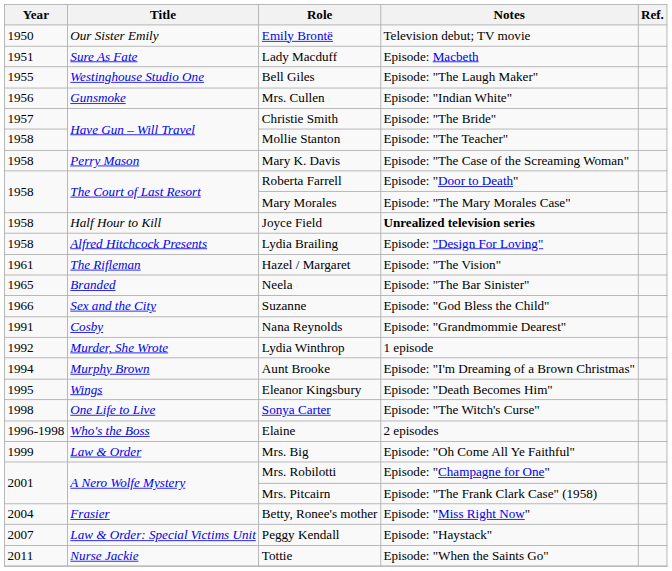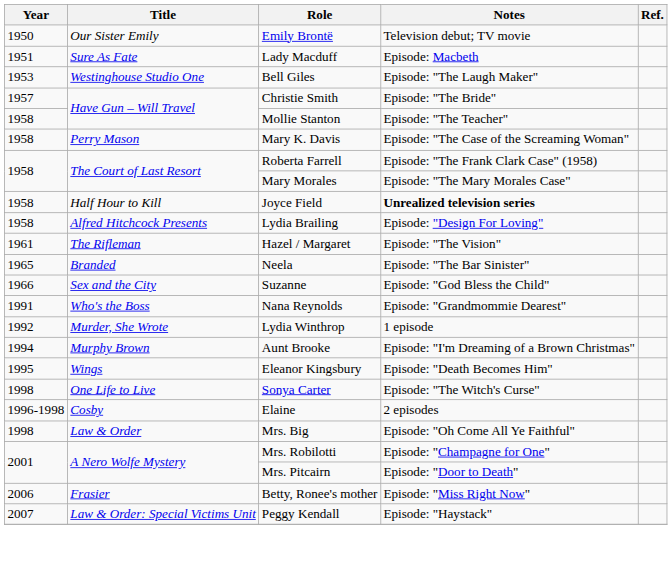(21, 77) 1955 -> (21, 77) 1953
- row: (293, 98)
(451, 181) Episode: "Door to Death" -> (490, 160) Episode: "The Frank Clark Case" (1958)
(87, 327) Cosby -> (110, 306) Who's the Boss
(110, 431) Who's the Boss -> (87, 410) Cosby
(21, 451) 1999 -> (21, 431) 1998
(490, 493) Episode: "The Frank Clark Case" (1958) -> (451, 472) Episode: "Door to Death"
(21, 514) 2004 -> (21, 493) 2006
- row: (277, 555)
